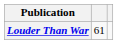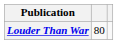(99, 30) 61 -> (99, 30) 80
